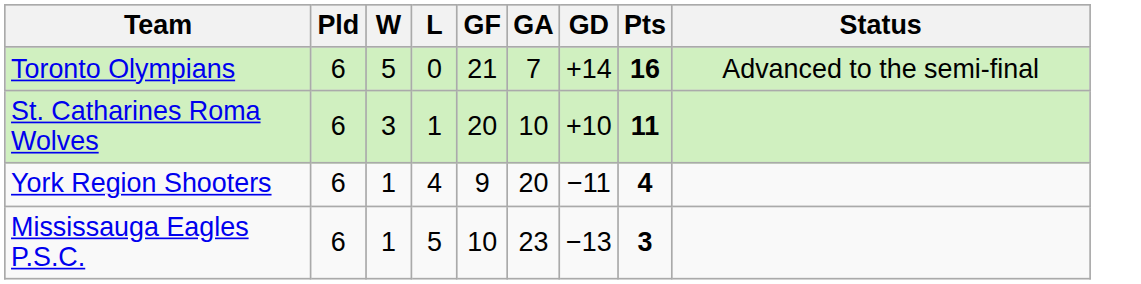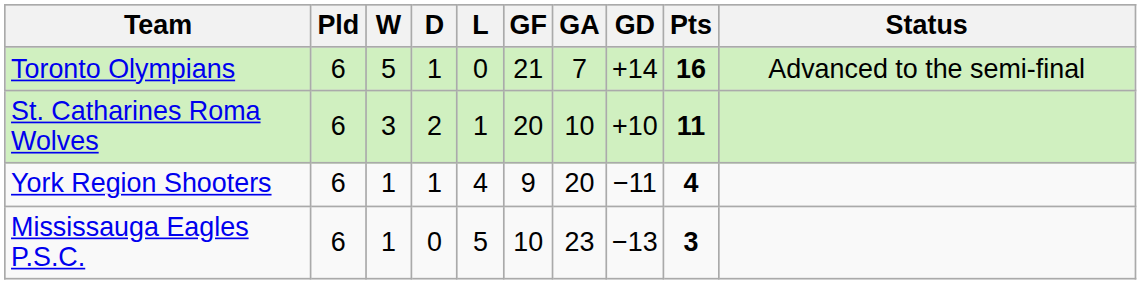+ column: (434, 25)
